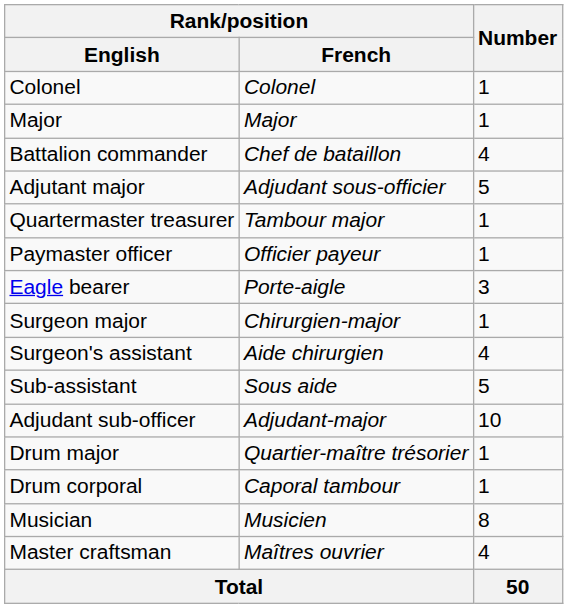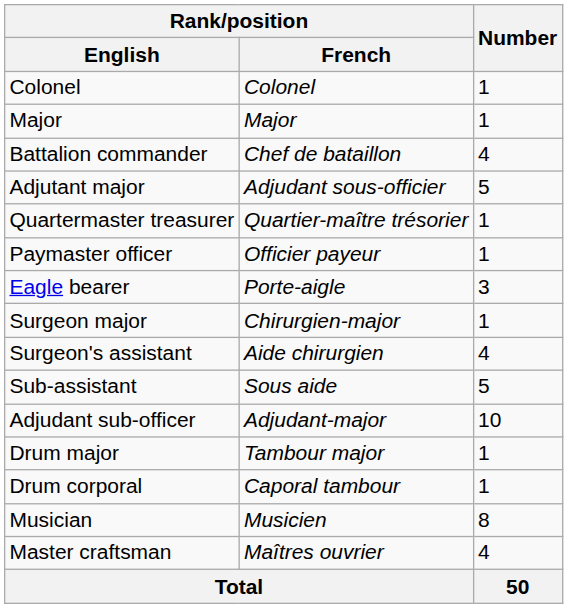(314, 220) Tambour major -> (356, 220) Quartier-maître trésorier
(356, 453) Quartier-maître trésorier -> (314, 453) Tambour major
